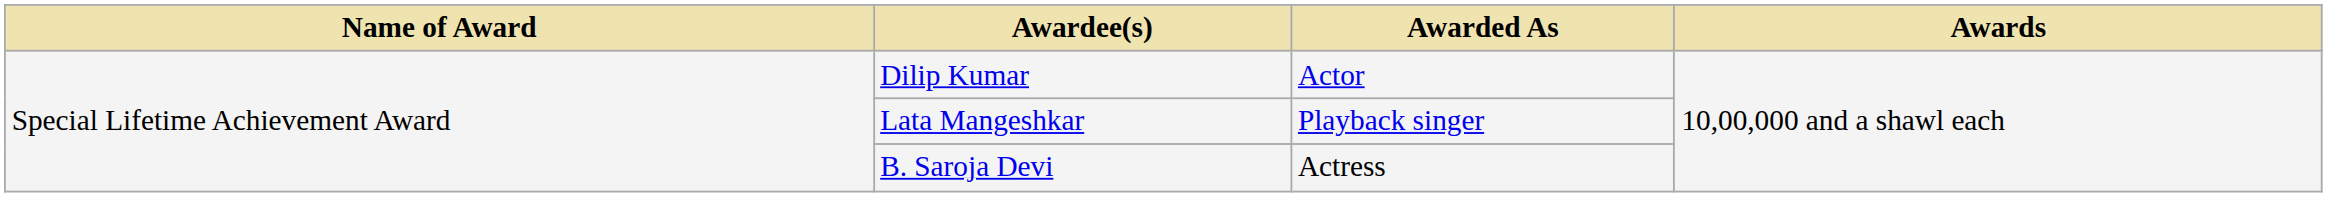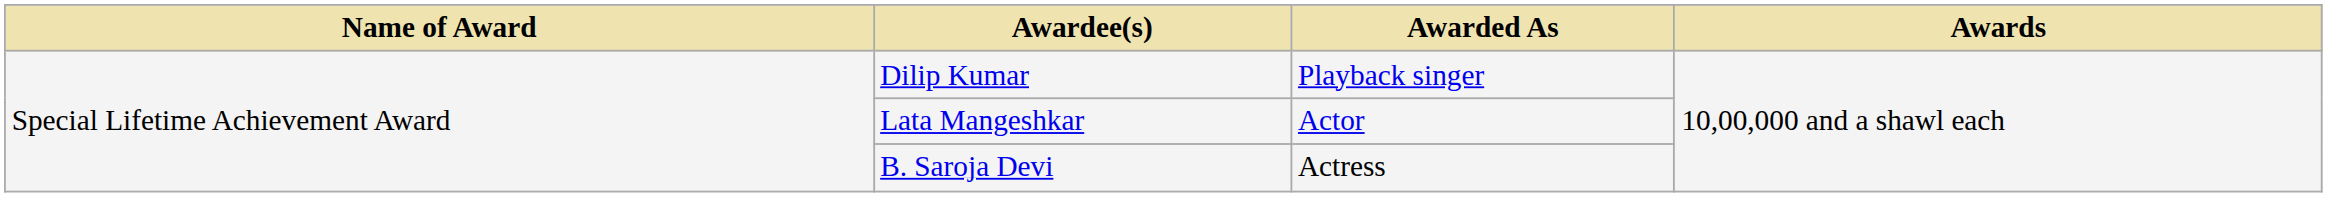(1331, 74) Actor -> (1391, 74) Playback singer
(1391, 120) Playback singer -> (1331, 120) Actor
